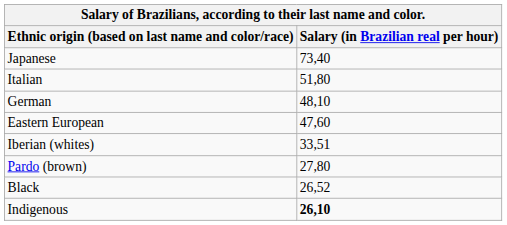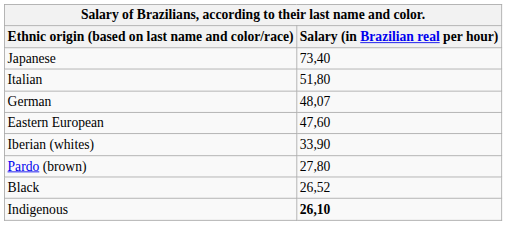(315, 101) 48,10 -> (315, 101) 48,07
(315, 144) 33,51 -> (315, 144) 33,90
